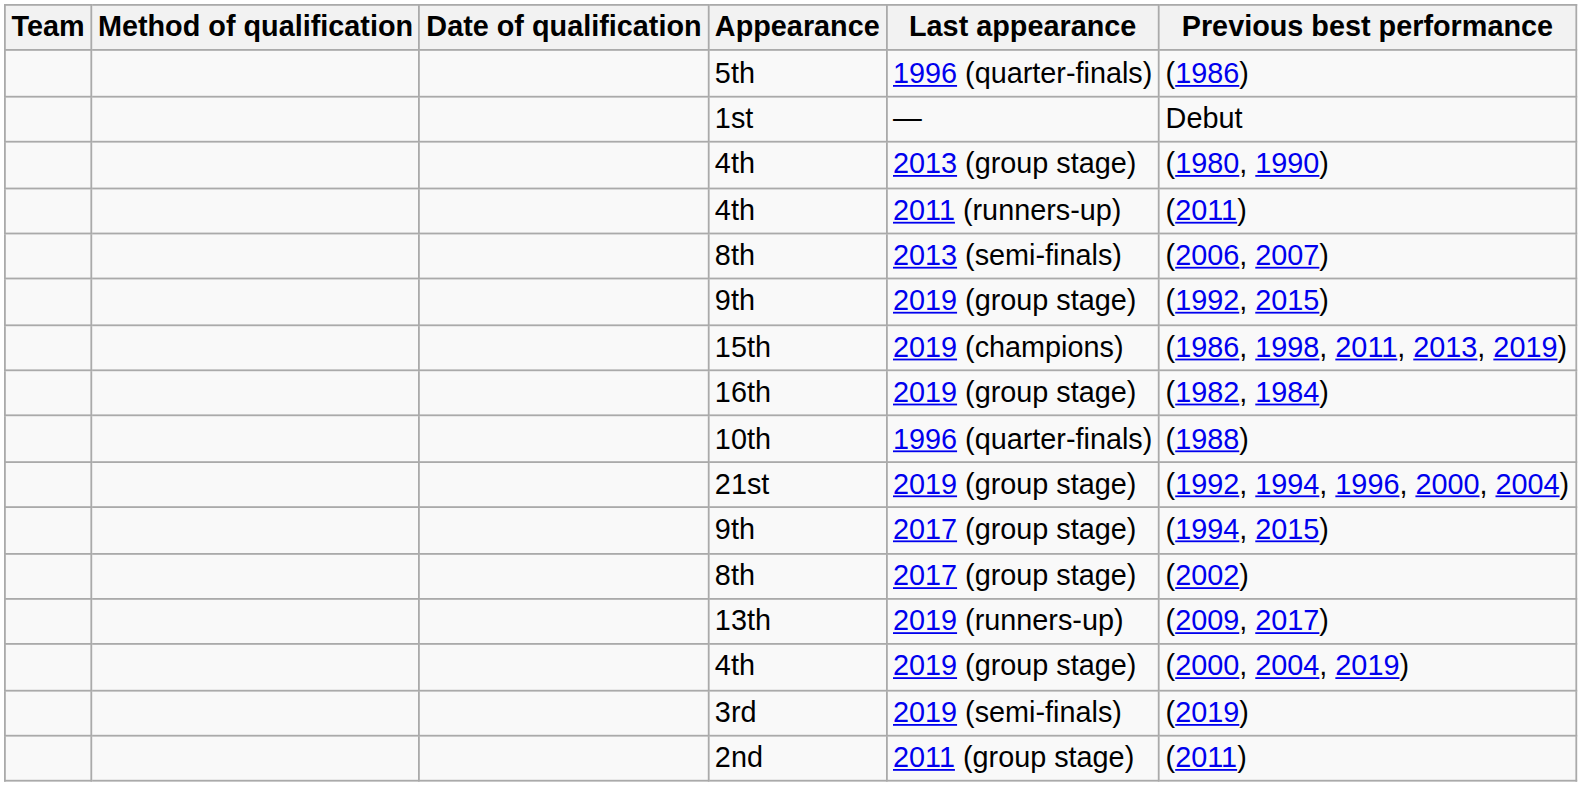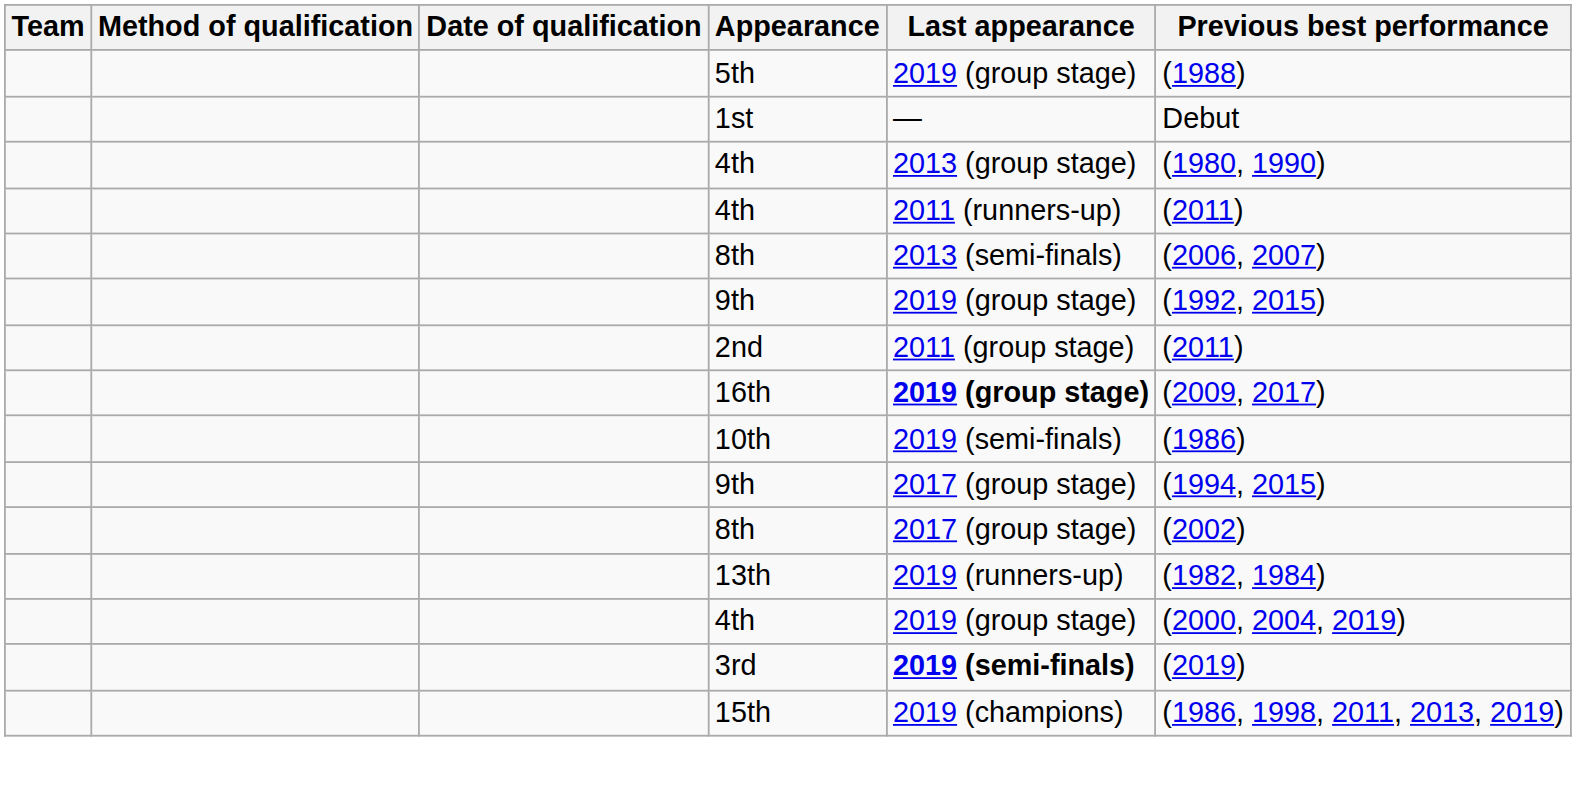(1023, 73) 1996 (quarter-finals) -> (1015, 73) 2019 (group stage)
(1207, 73) (1986) -> (1204, 73) (1988)
rows swapped: (48, 347) <-> (48, 759)
(1015, 392) normal -> (1021, 392) bold
(1247, 392) (1982, 1984) -> (1244, 392) (2009, 2017)
(1023, 438) 1996 (quarter-finals) -> (1007, 438) 2019 (semi-finals)
(1207, 438) (1988) -> (1204, 438) (1986)
- row: (48, 484)
(1247, 621) (2009, 2017) -> (1244, 575) (1982, 1984)
(1007, 712) normal -> (1014, 666) bold
